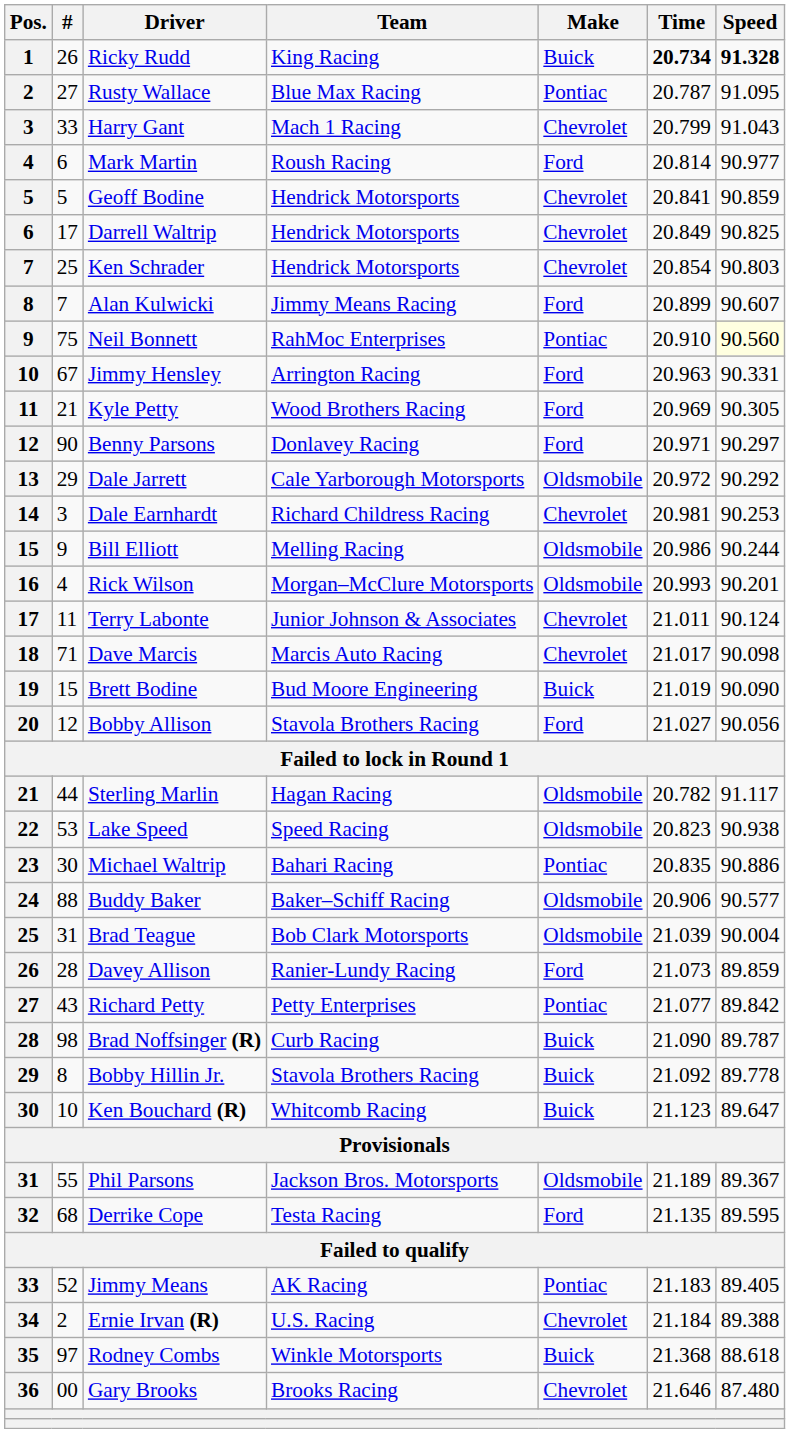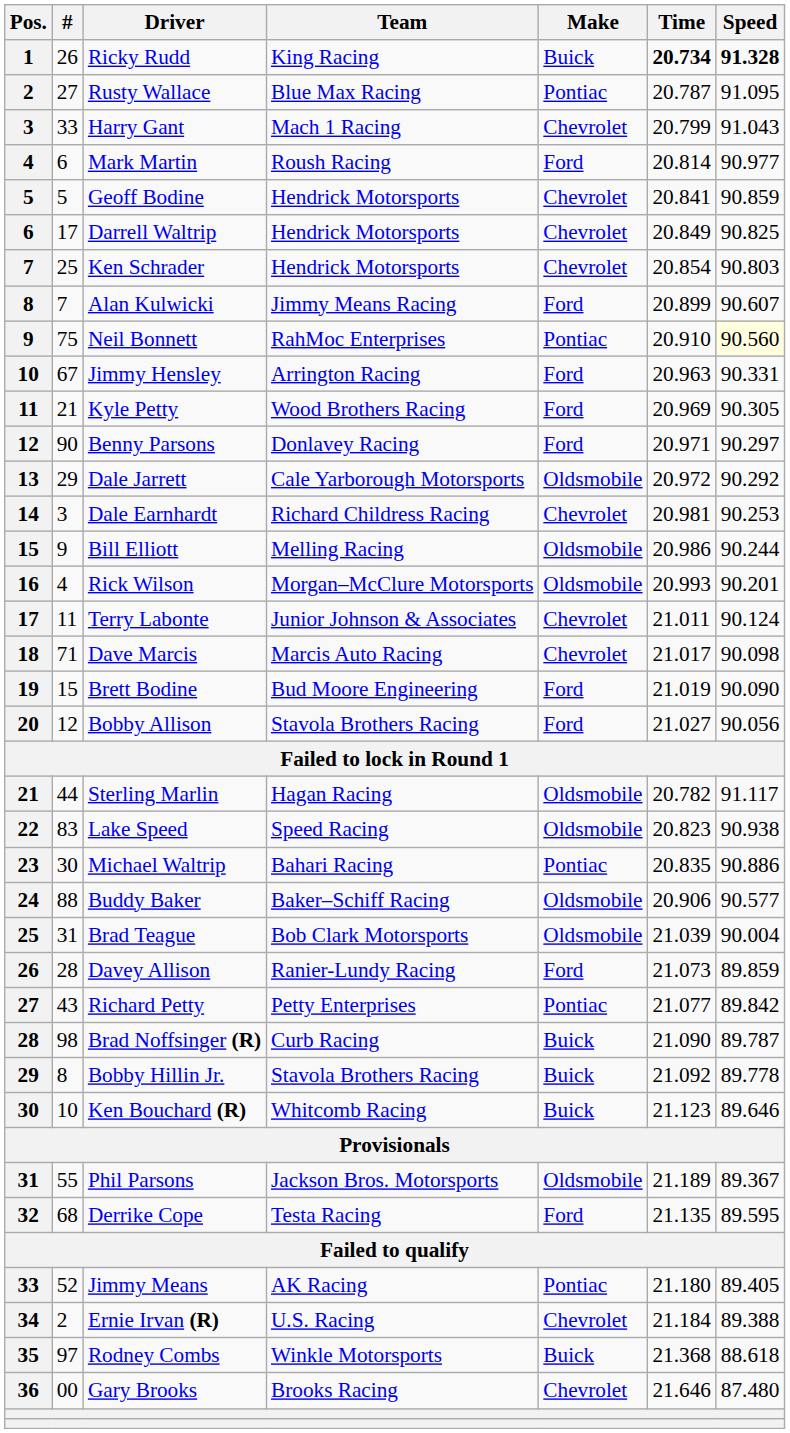(569, 688) Buick -> (563, 688) Ford
(67, 829) 53 -> (67, 829) 83
(750, 1109) 89.647 -> (750, 1109) 89.646
(682, 1285) 21.183 -> (682, 1285) 21.180
